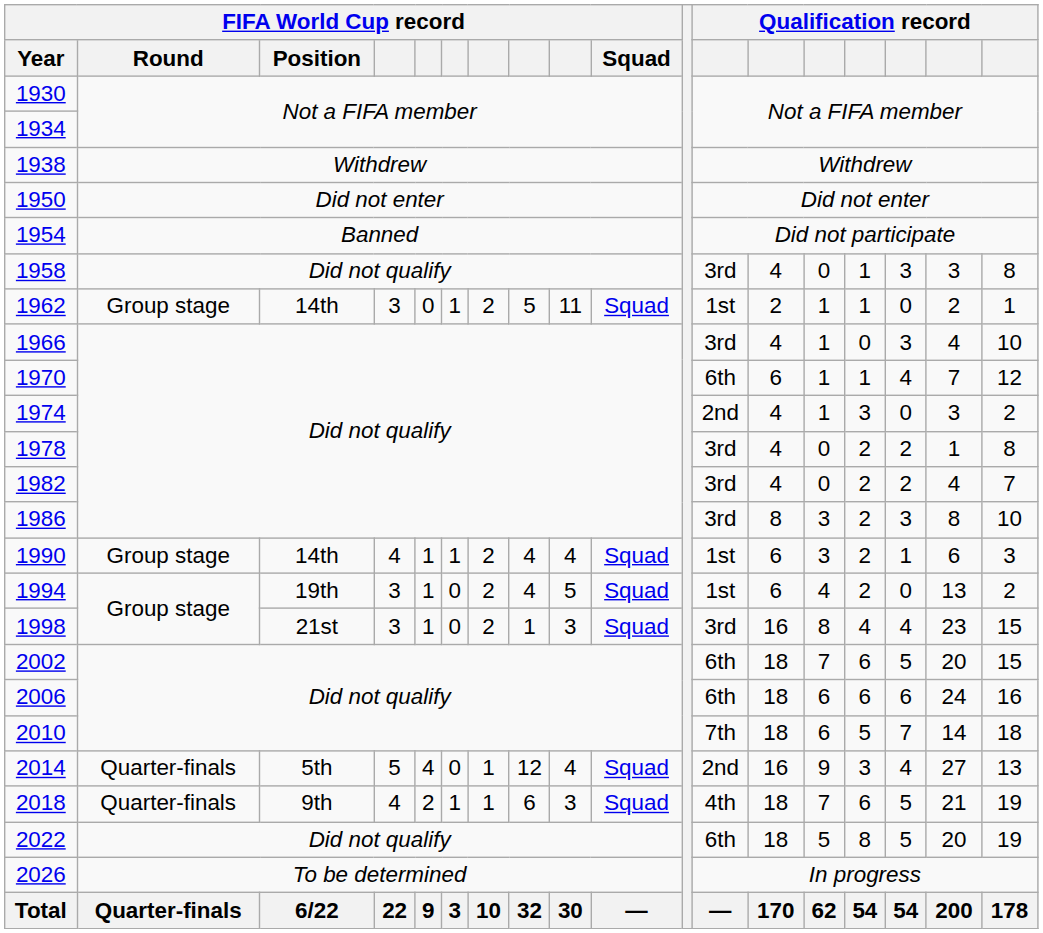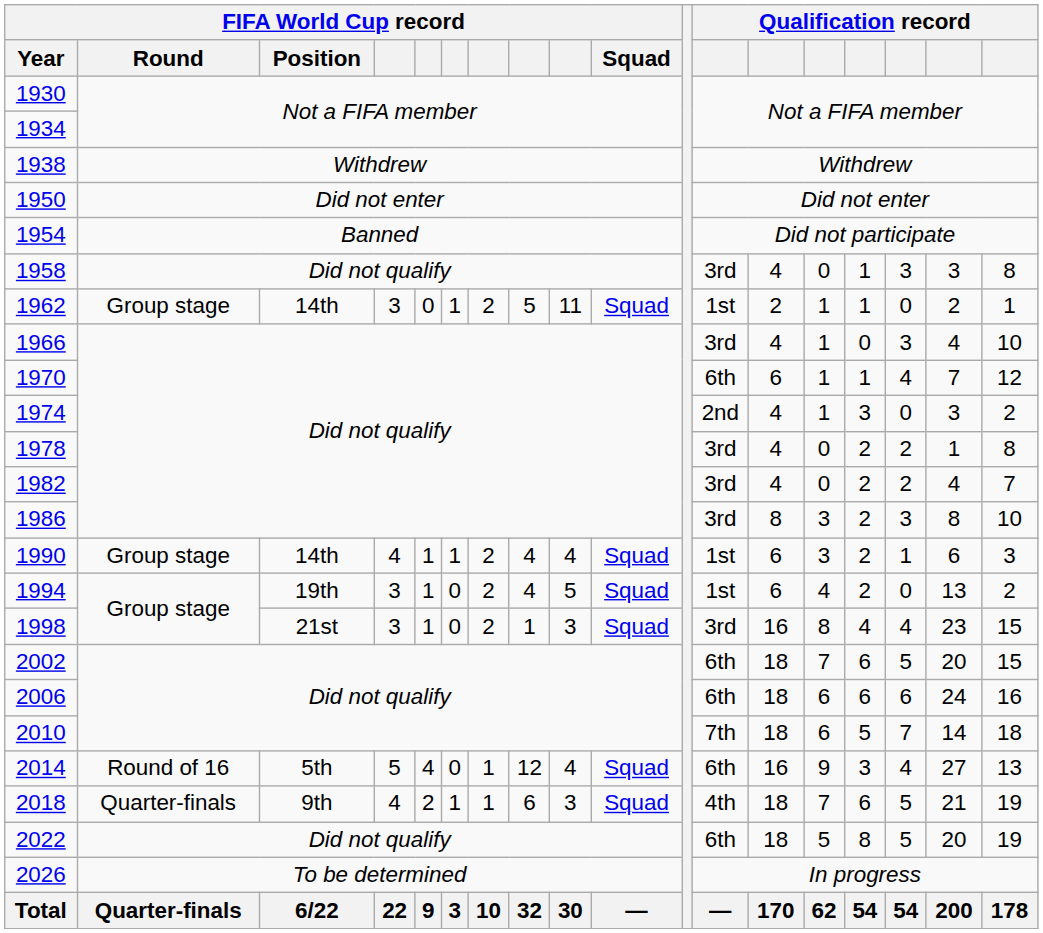(168, 768) Quarter-finals -> (168, 768) Round of 16
(720, 768) 2nd -> (720, 768) 6th
